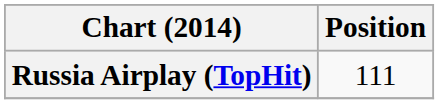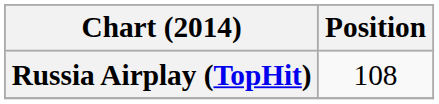(376, 74) 111 -> (376, 74) 108
